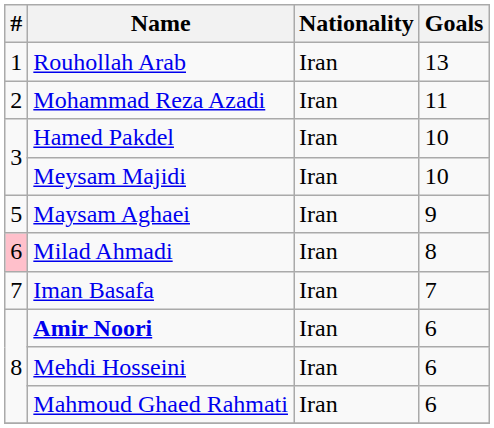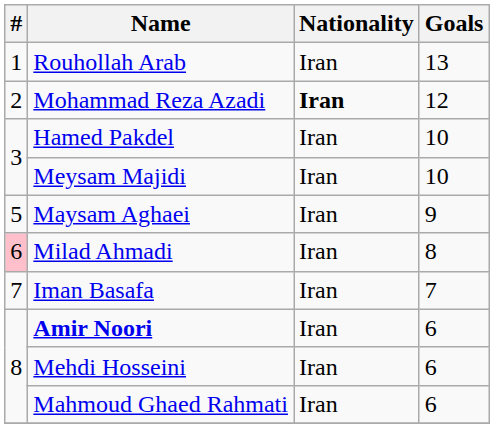(318, 99) normal -> (322, 99) bold
(436, 99) 11 -> (437, 99) 12
